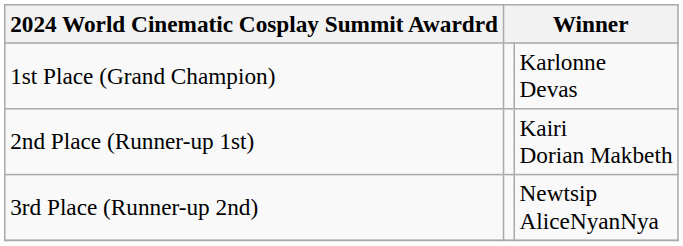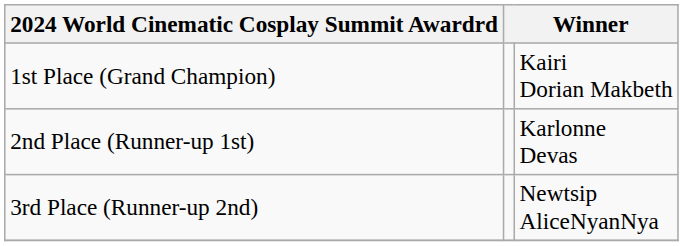(563, 75) Karlonne Devas -> (596, 75) Kairi Dorian Makbeth
(596, 141) Kairi Dorian Makbeth -> (563, 141) Karlonne Devas
